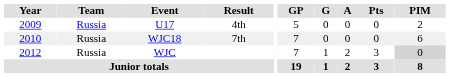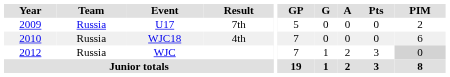(239, 24) 4th -> (239, 24) 7th
(239, 38) 7th -> (239, 38) 4th
